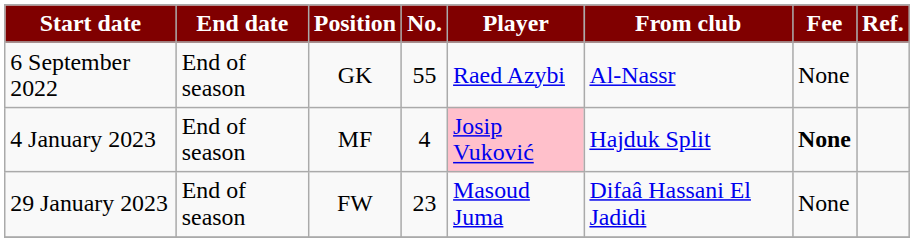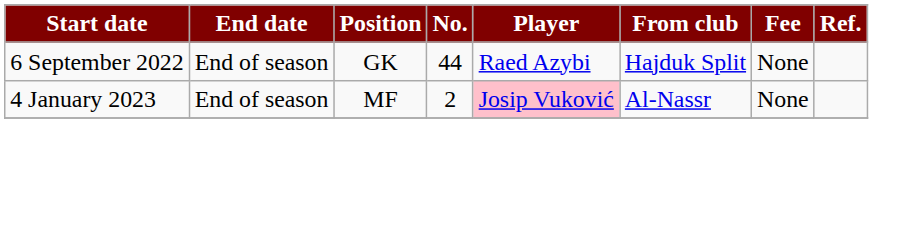(425, 74) 55 -> (450, 61) 44
(632, 74) Al-Nassr -> (685, 61) Hajduk Split
(425, 139) 4 -> (450, 99) 2
(650, 139) Hajduk Split -> (668, 99) Al-Nassr
(824, 139) bold -> (783, 99) normal
- row: (89, 203)
